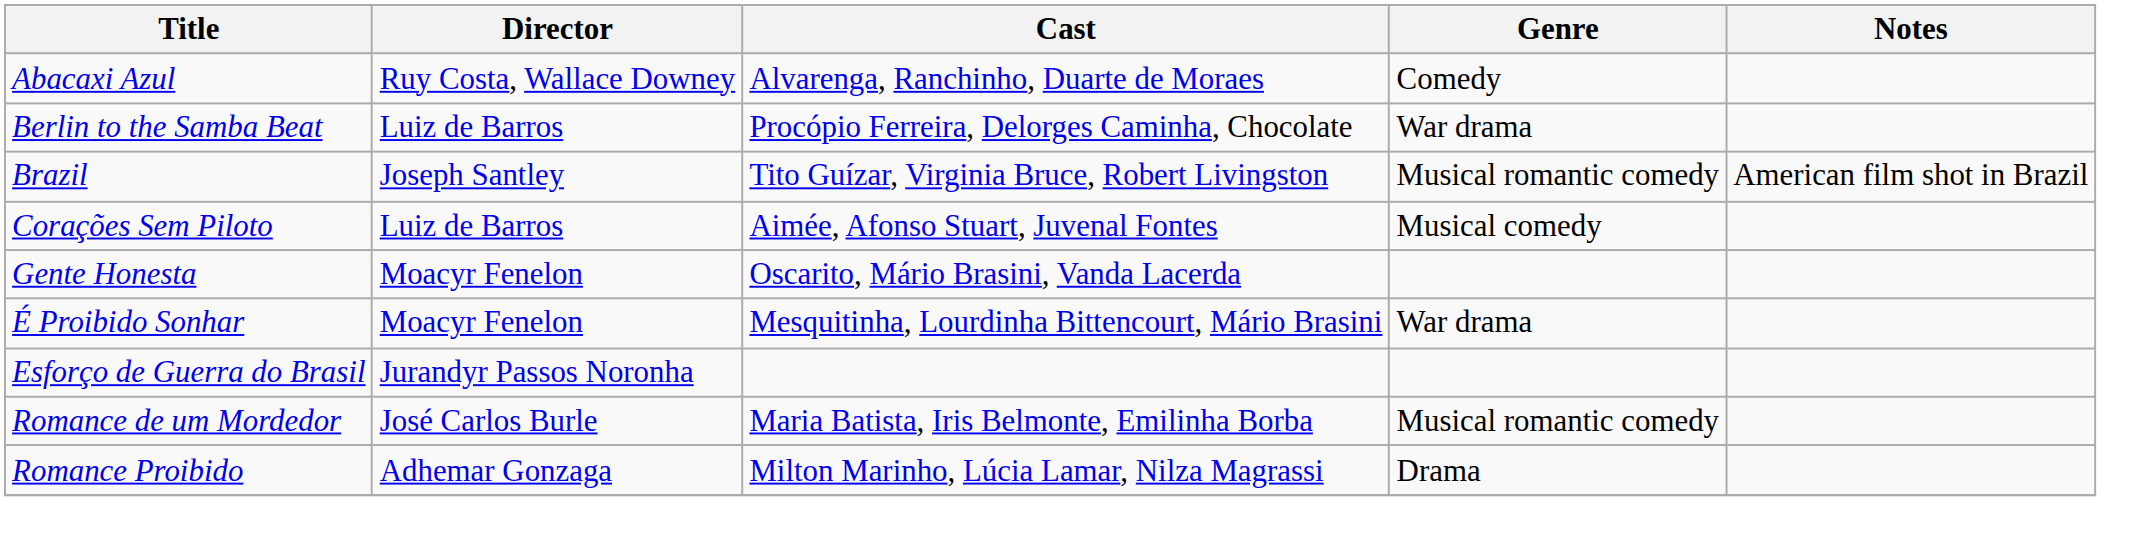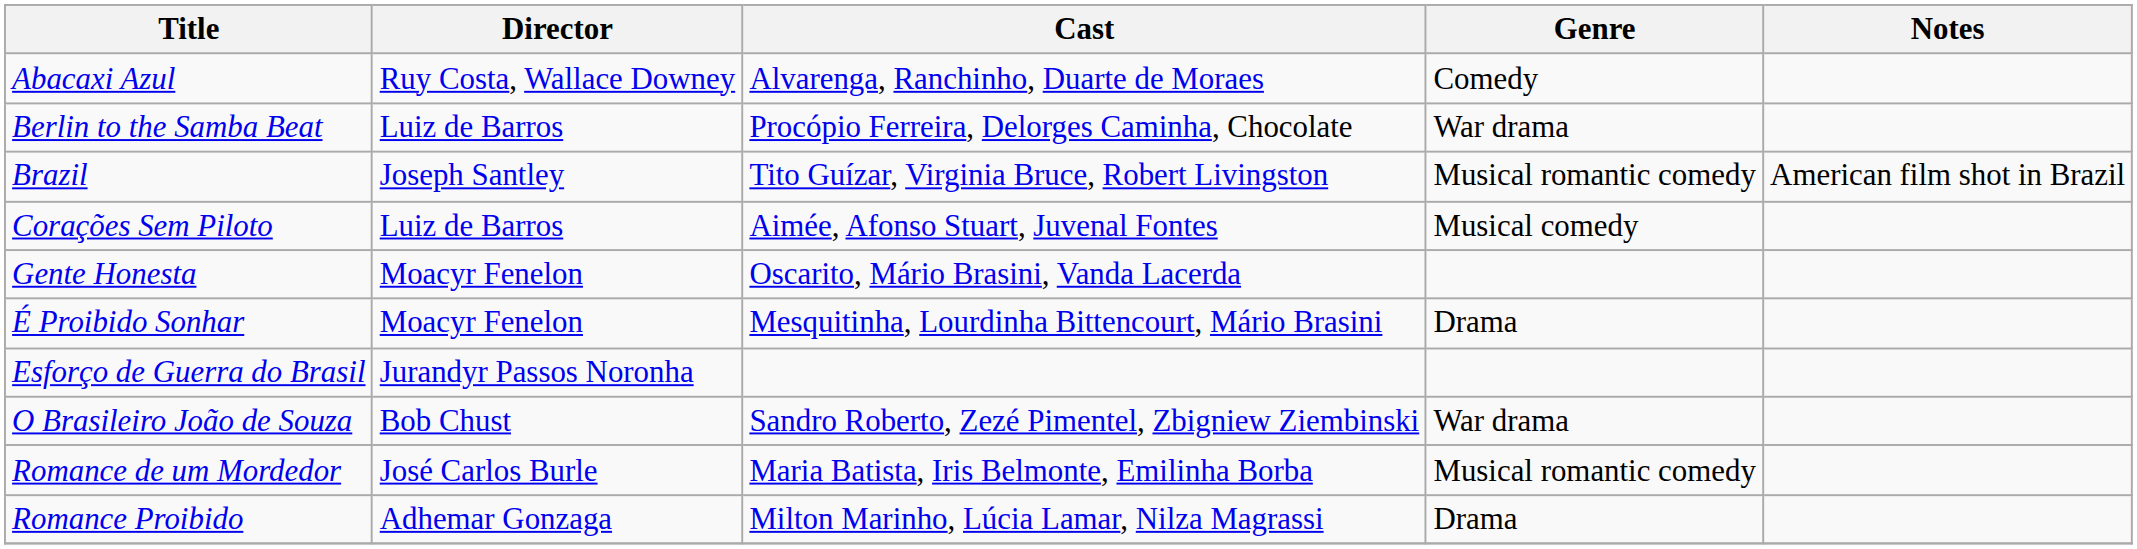(1464, 322) War drama -> (1475, 322) Drama
+ row: (182, 420)
